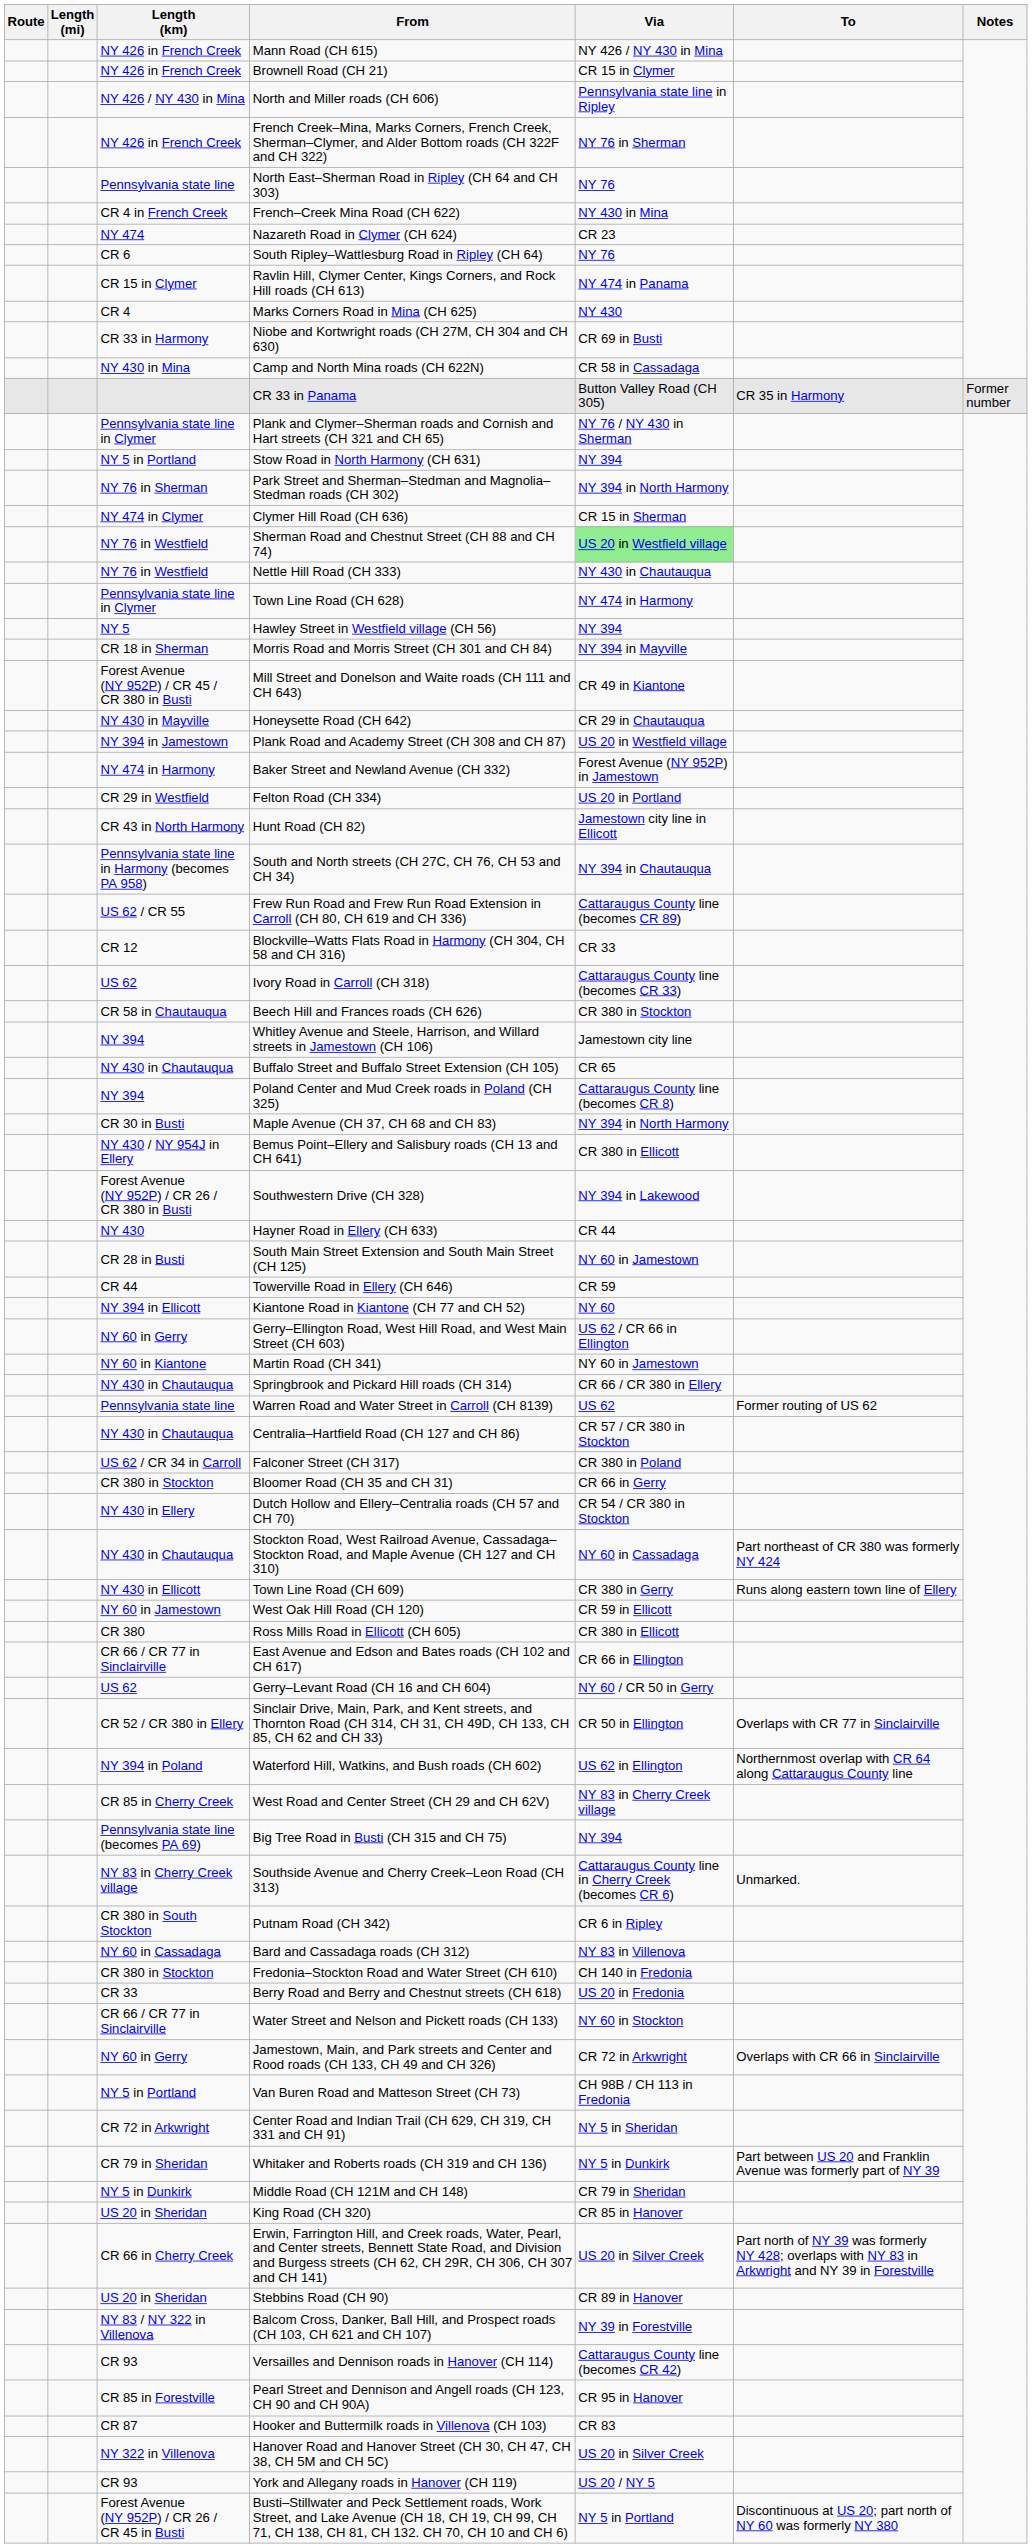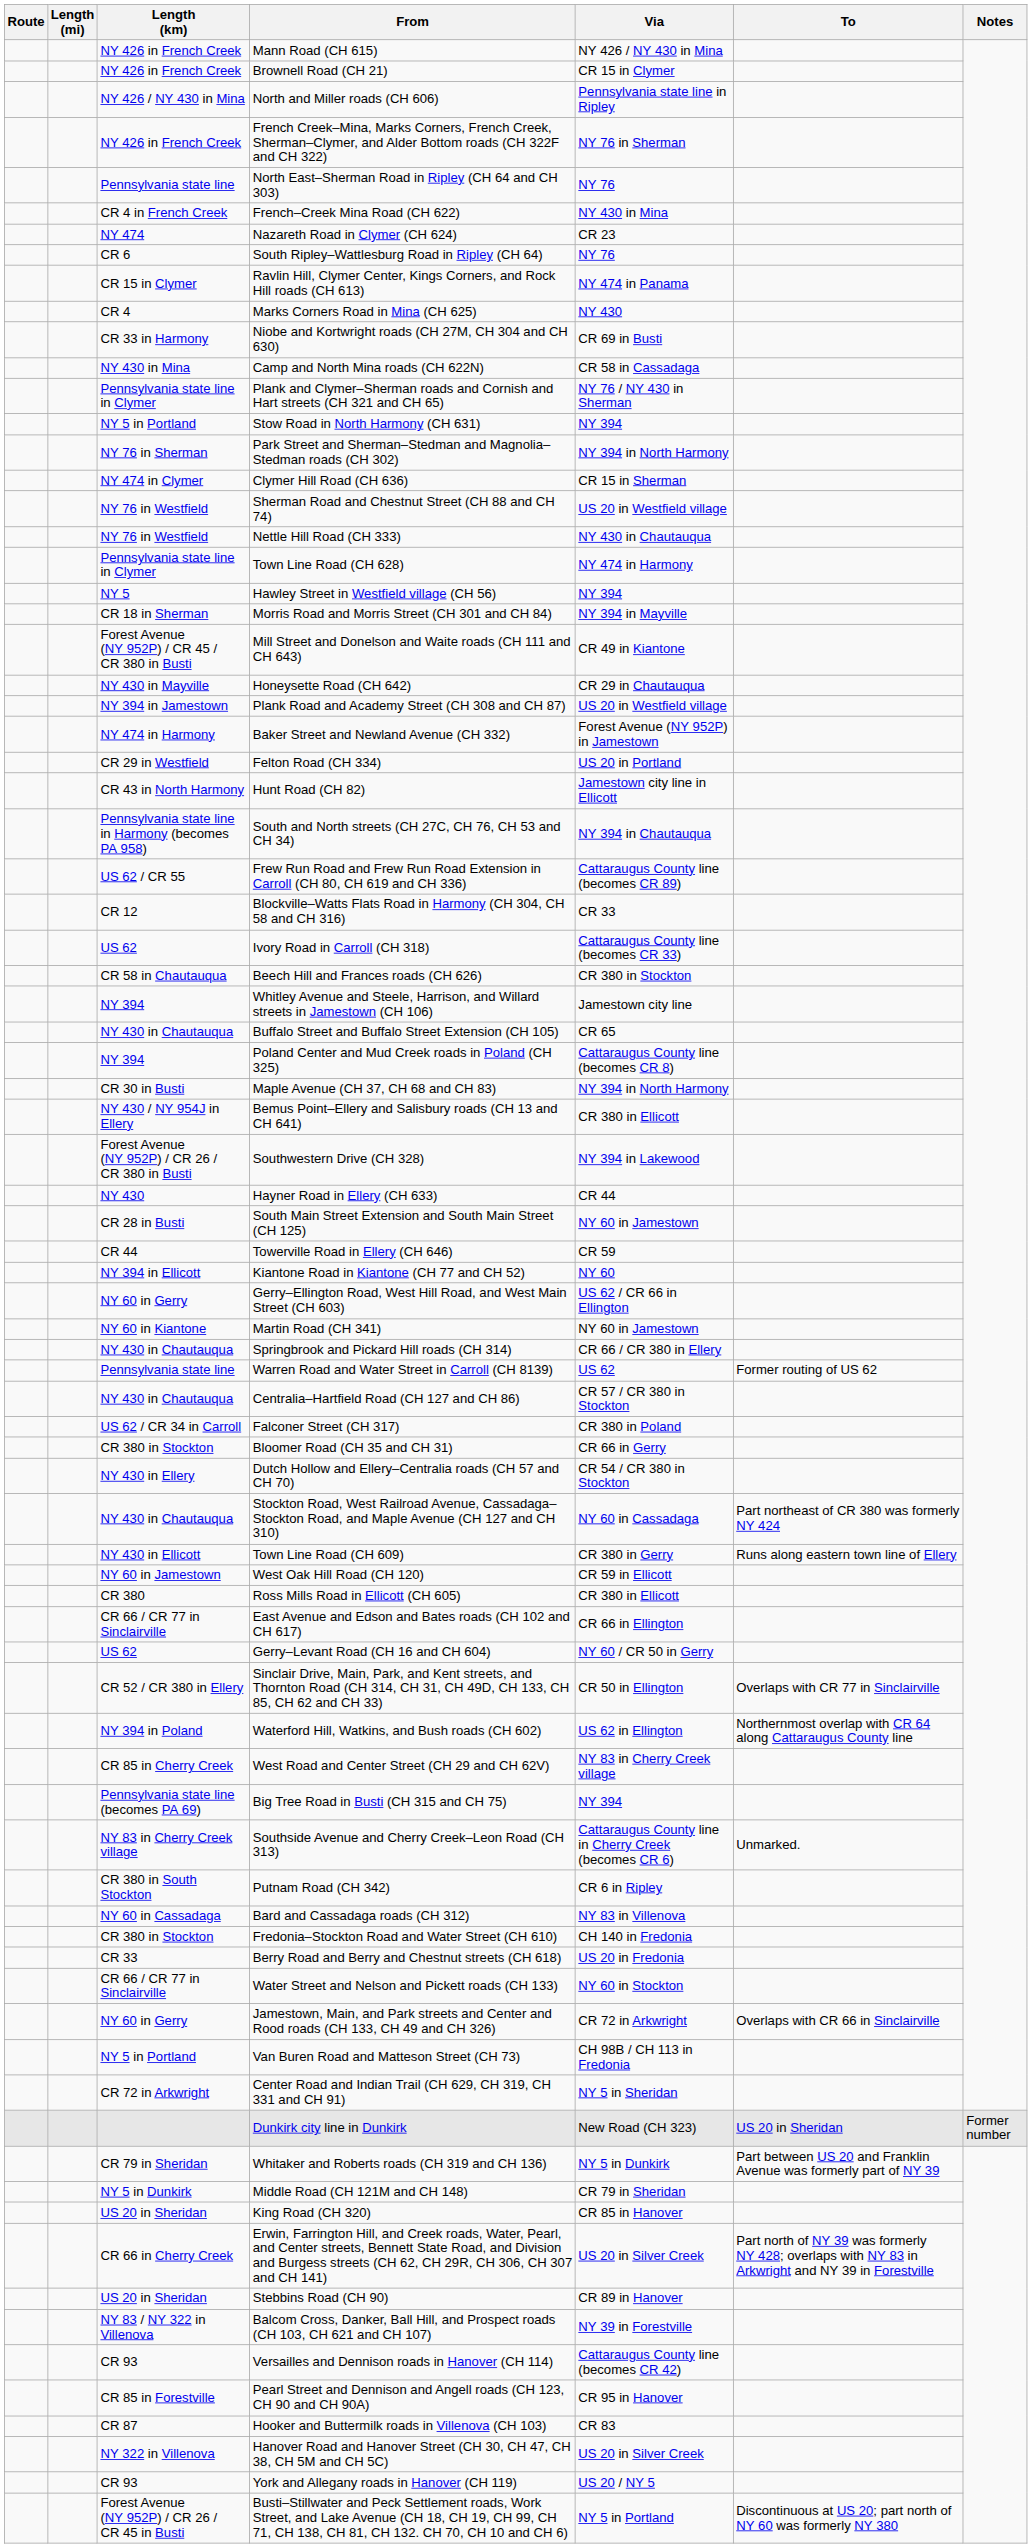- row: (305, 396)
(653, 544) lightgreen background -> (653, 508) no background
+ row: (330, 2128)
